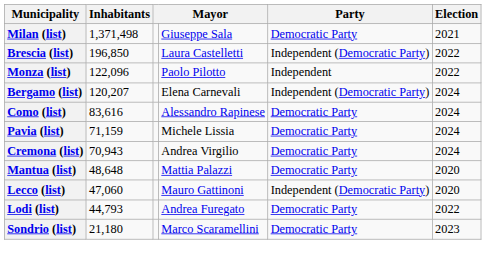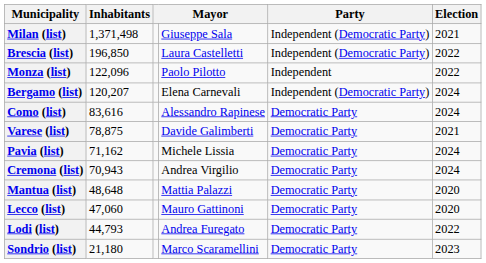(314, 33) Democratic Party -> (350, 33) Independent (Democratic Party)
+ row: (38, 131)
(106, 131) 71,159 -> (106, 151) 71,162
(350, 190) Independent (Democratic Party) -> (314, 209) Democratic Party
